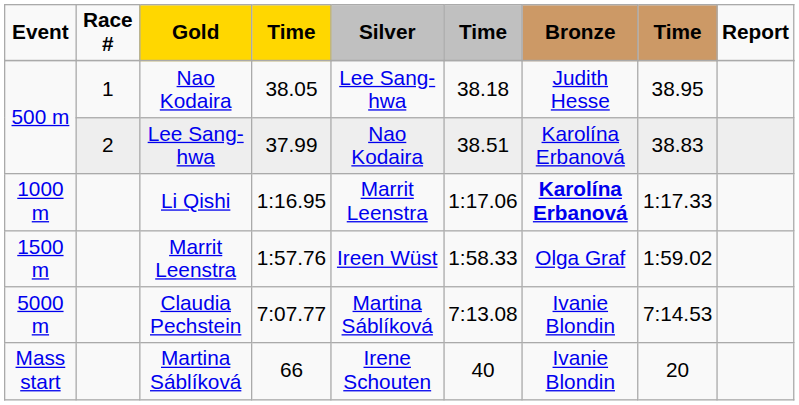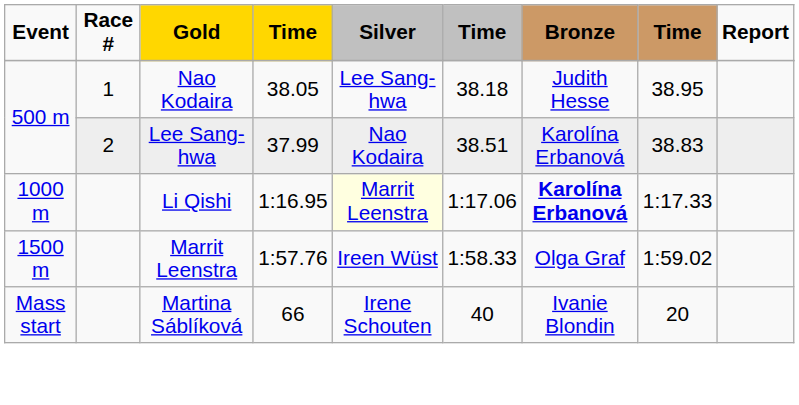(387, 201) no background -> (388, 201) lightyellow background
- row: (196, 314)
